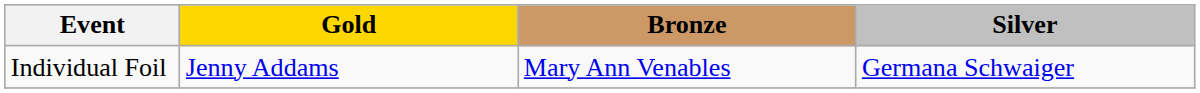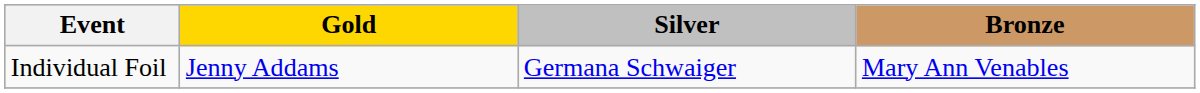columns swapped: (1025, 25) <-> (687, 25)
